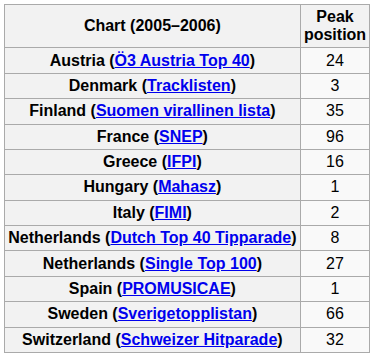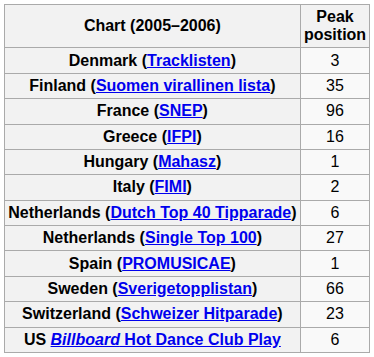- row: (152, 60)
(335, 238) 8 -> (335, 212) 6
(335, 339) 32 -> (335, 314) 23
+ row: (152, 339)
